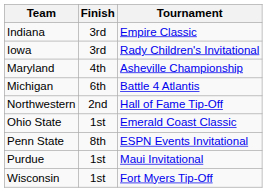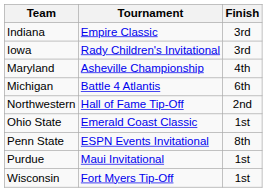columns swapped: (190, 13) <-> (98, 13)
